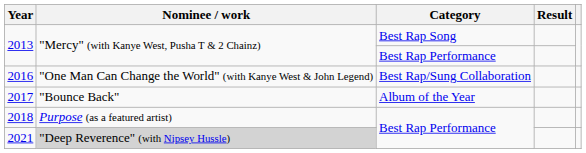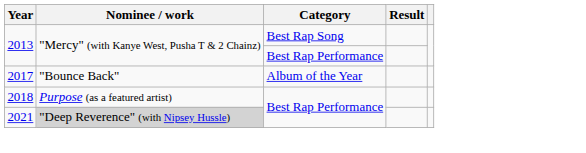- row: (20, 76)
